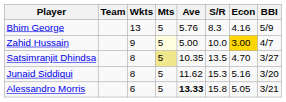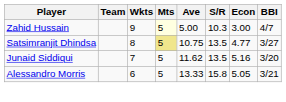- row: (35, 27)
(217, 43) 10.0 -> (217, 27) 10.3
(241, 43) gold background -> (241, 27) no background
(191, 58) 10.35 -> (191, 43) 10.75
(241, 58) 4.70 -> (241, 43) 4.77
(133, 74) 8 -> (133, 58) 7
(217, 74) 15.3 -> (217, 58) 13.5
(191, 89) bold -> (191, 74) normal
